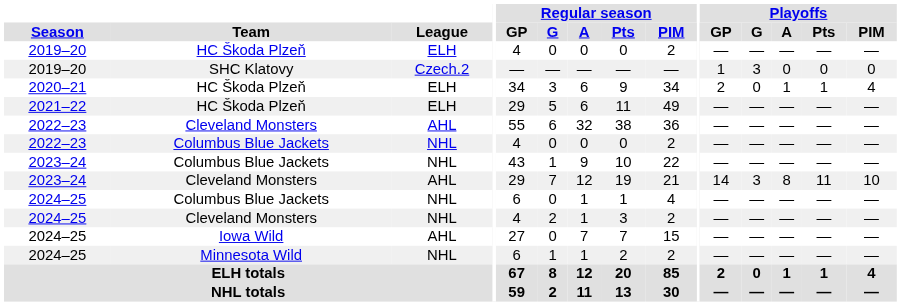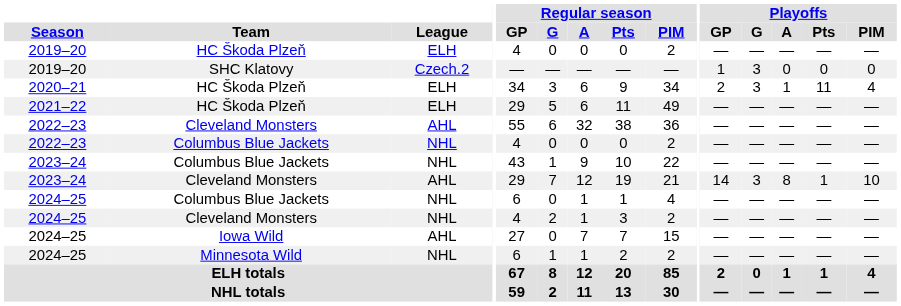(757, 87) 0 -> (757, 87) 3
(824, 87) 1 -> (824, 87) 11
(824, 180) 11 -> (824, 180) 1
